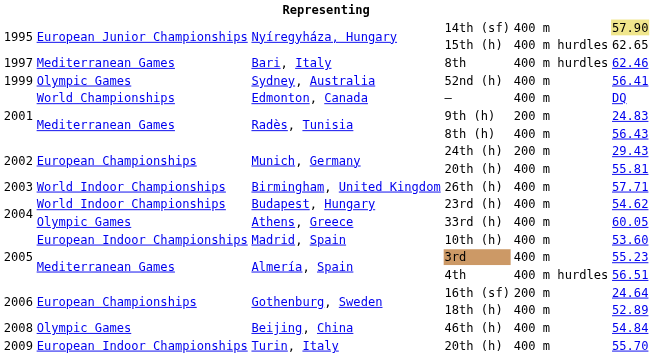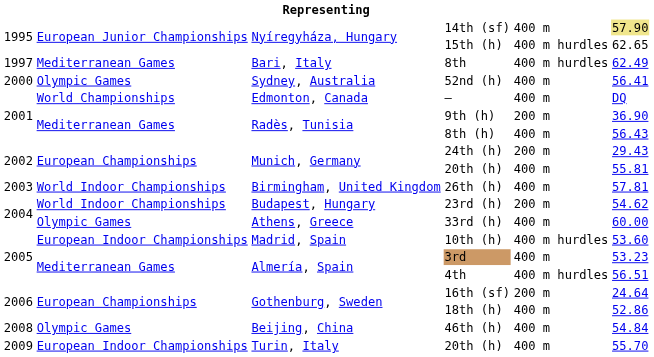(630, 63) 62.46 -> (630, 63) 62.49
(18, 80) 1999 -> (18, 80) 2000
(630, 116) 24.83 -> (630, 116) 36.90
(630, 186) 57.71 -> (630, 186) 57.81
(532, 204) 400 m -> (532, 204) 200 m
(630, 222) 60.05 -> (630, 222) 60.00
(532, 239) 400 m -> (561, 239) 400 m hurdles
(630, 257) 55.23 -> (630, 257) 53.23
(630, 310) 52.89 -> (630, 310) 52.86
